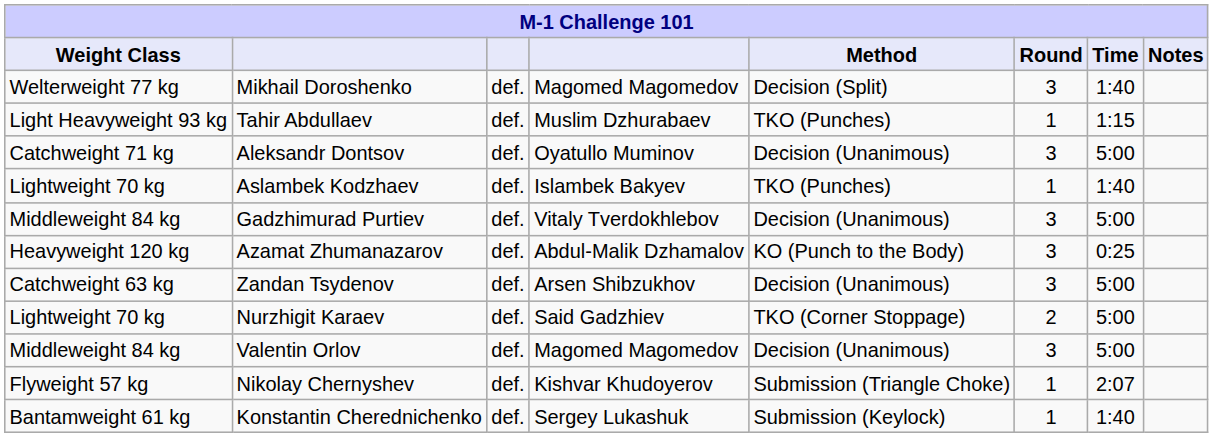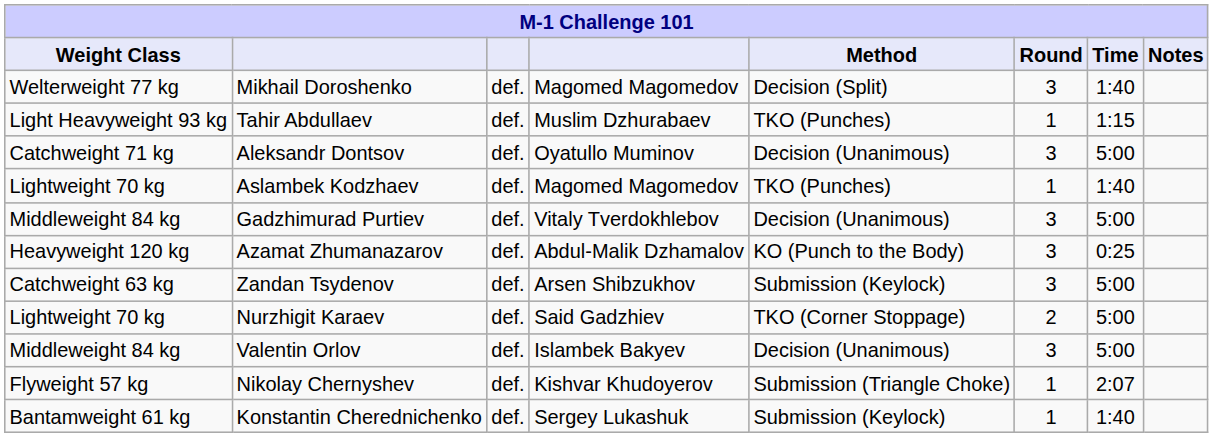(610, 186) Islambek Bakyev -> (636, 186) Magomed Magomedov
(852, 284) Decision (Unanimous) -> (849, 284) Submission (Keylock)
(636, 350) Magomed Magomedov -> (610, 350) Islambek Bakyev
